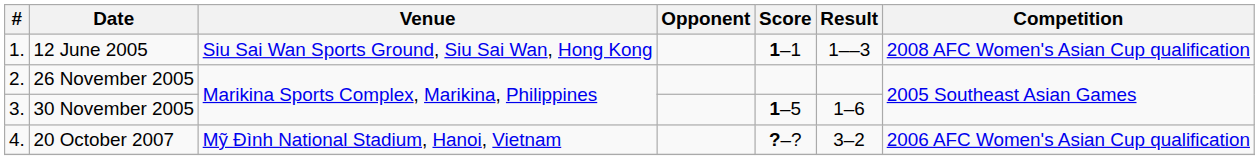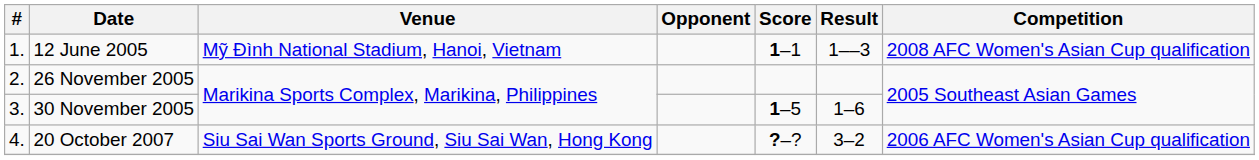(428, 49) Siu Sai Wan Sports Ground, Siu Sai Wan, Hong Kong -> (382, 49) Mỹ Đình National Stadium, Hanoi, Vietnam
(382, 139) Mỹ Đình National Stadium, Hanoi, Vietnam -> (428, 139) Siu Sai Wan Sports Ground, Siu Sai Wan, Hong Kong
